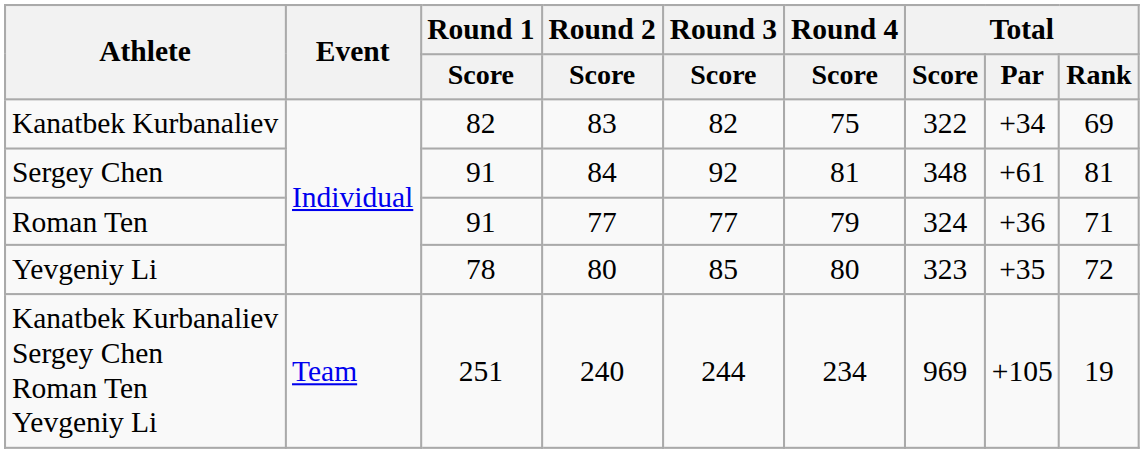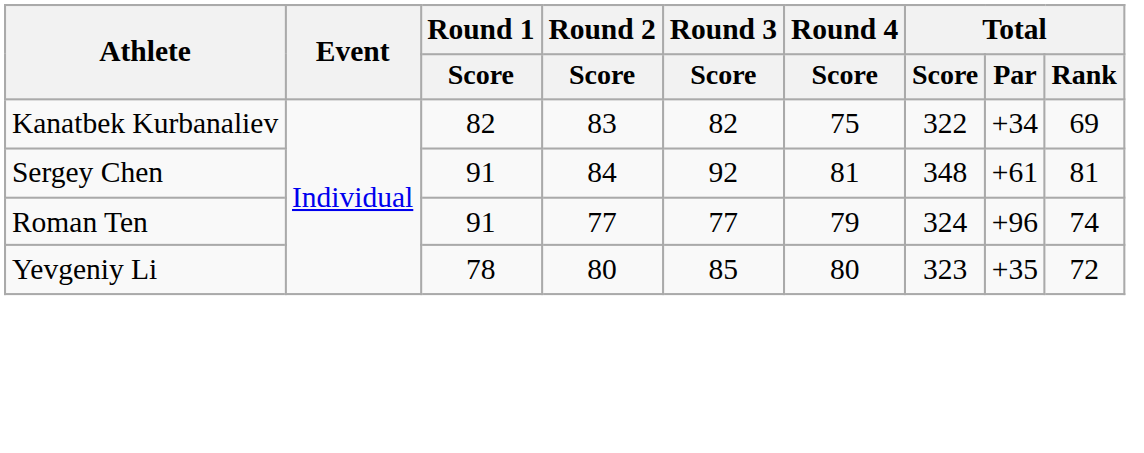(1022, 221) +36 -> (1015, 221) +96
(1099, 221) 71 -> (1084, 221) 74
- row: (145, 371)
